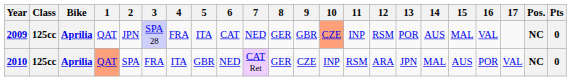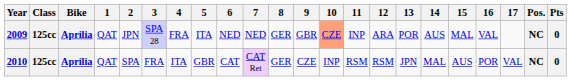(230, 34) CAT -> (230, 34) NED
(383, 34) RSM -> (383, 34) ARA
(107, 62) lightsalmon background -> (107, 62) no background
(230, 62) NED -> (230, 62) CAT
(383, 62) ARA -> (383, 62) RSM
